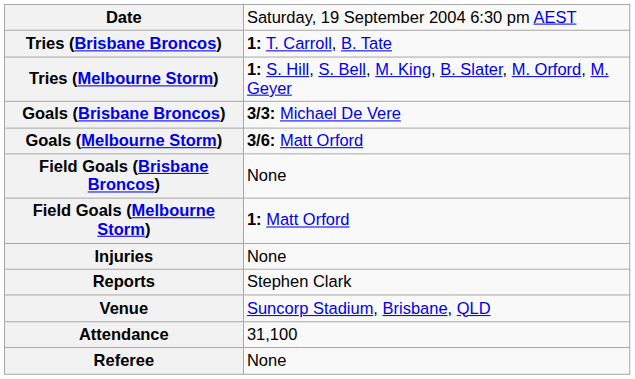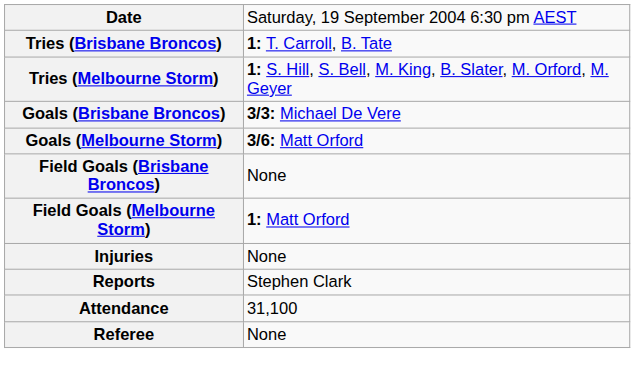- row: (124, 308)
